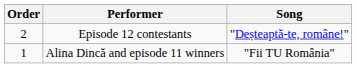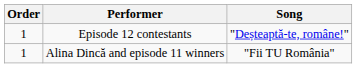(24, 33) 2 -> (24, 33) 1
